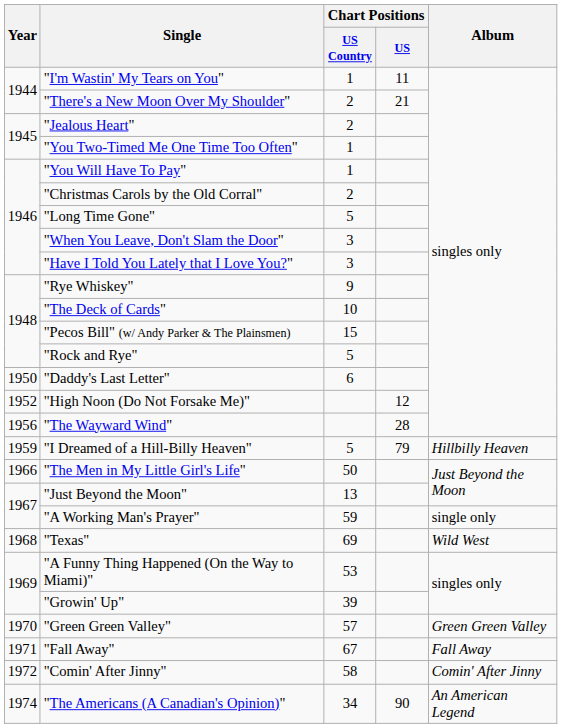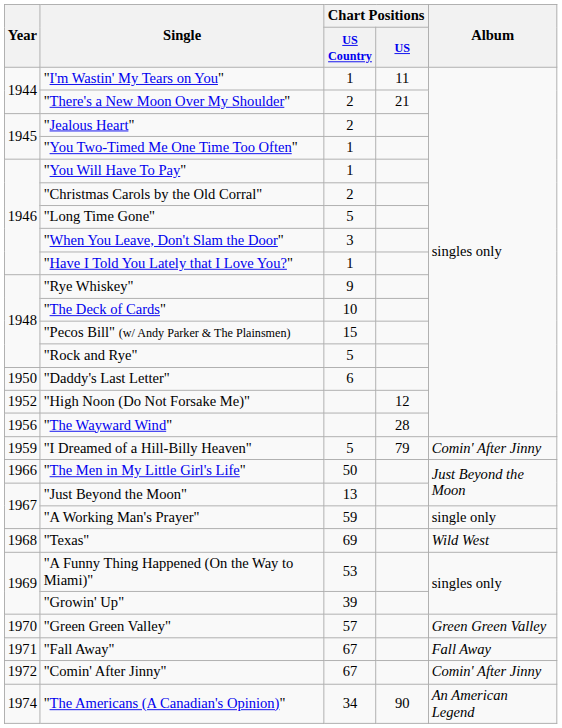(350, 263) 3 -> (350, 263) 1
(480, 448) Hillbilly Heaven -> (486, 448) Comin' After Jinny
(350, 672) 58 -> (350, 672) 67
